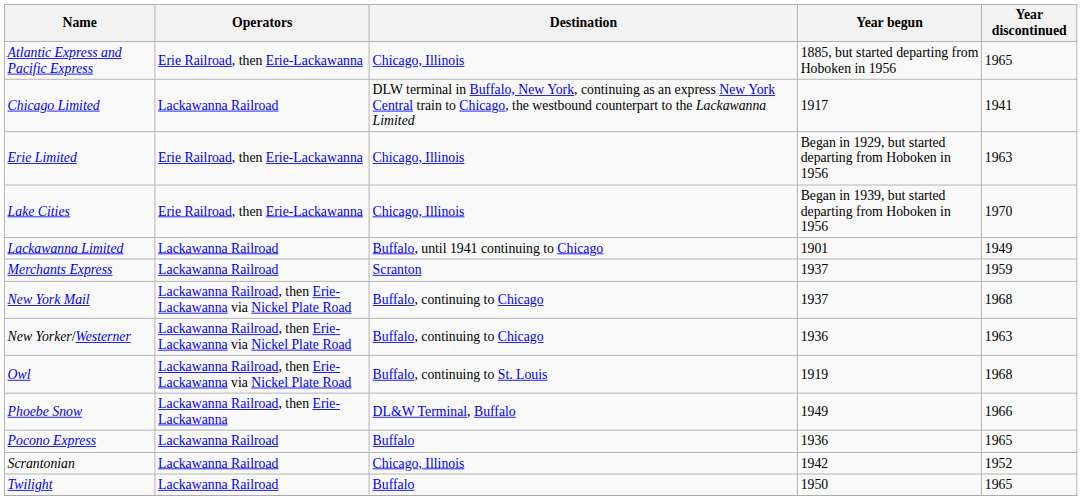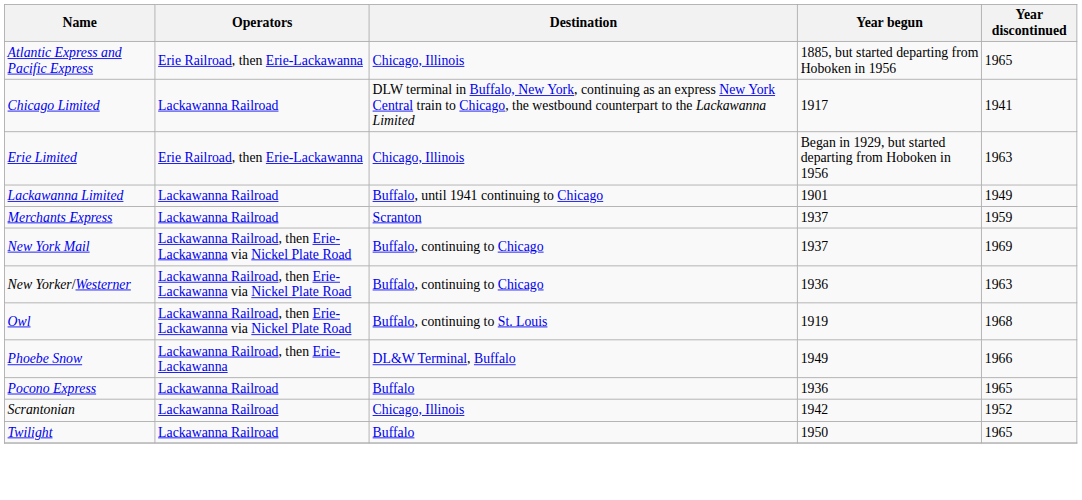- row: (39, 211)
(999, 299) 1968 -> (999, 246) 1969
